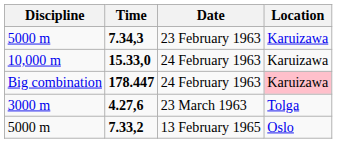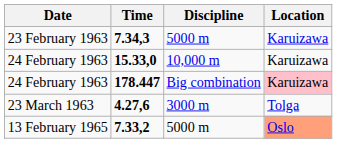columns swapped: (55, 15) <-> (211, 15)
(281, 127) no background -> (281, 127) lightsalmon background
